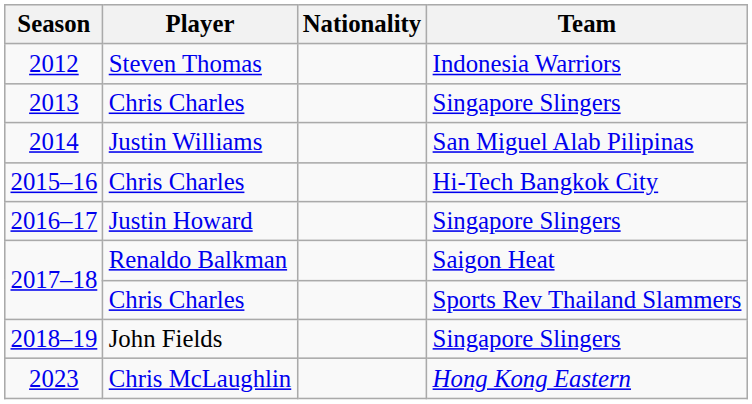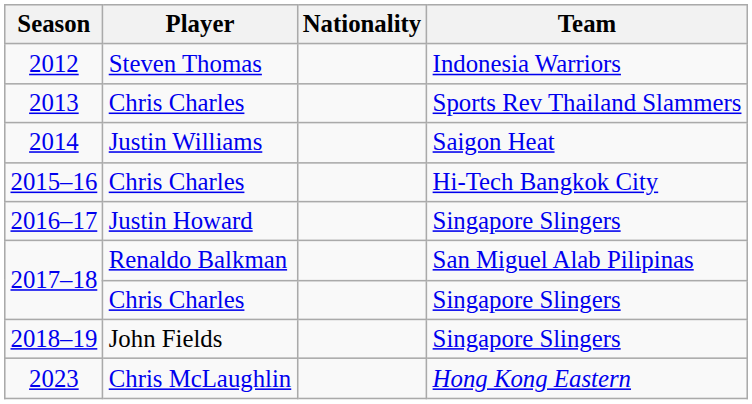(527, 102) Singapore Slingers -> (587, 102) Sports Rev Thailand Slammers
(563, 142) San Miguel Alab Pilipinas -> (494, 142) Saigon Heat
(494, 260) Saigon Heat -> (563, 260) San Miguel Alab Pilipinas
(587, 299) Sports Rev Thailand Slammers -> (527, 299) Singapore Slingers
